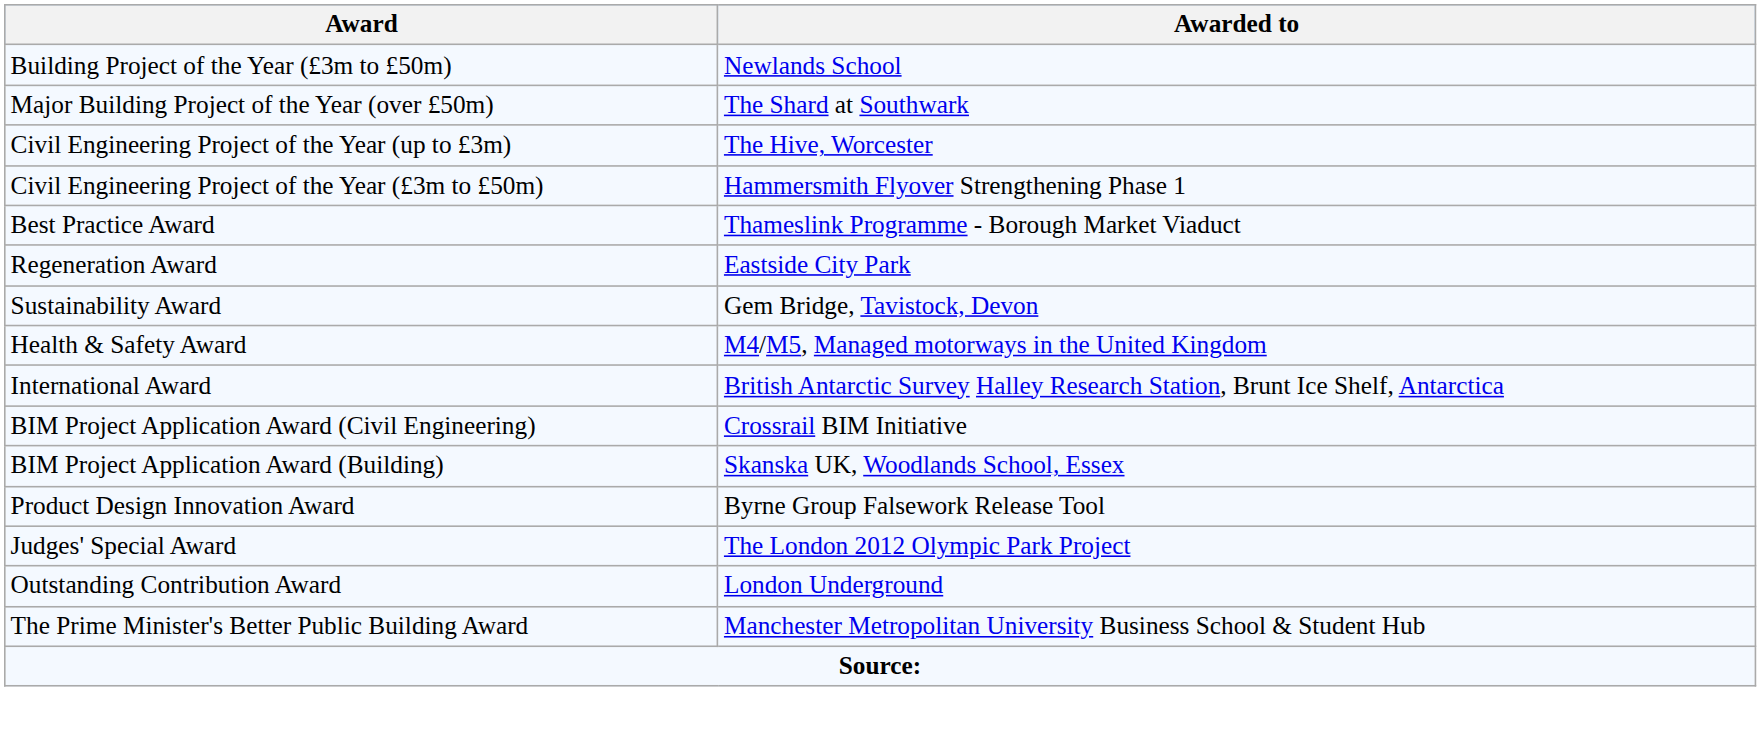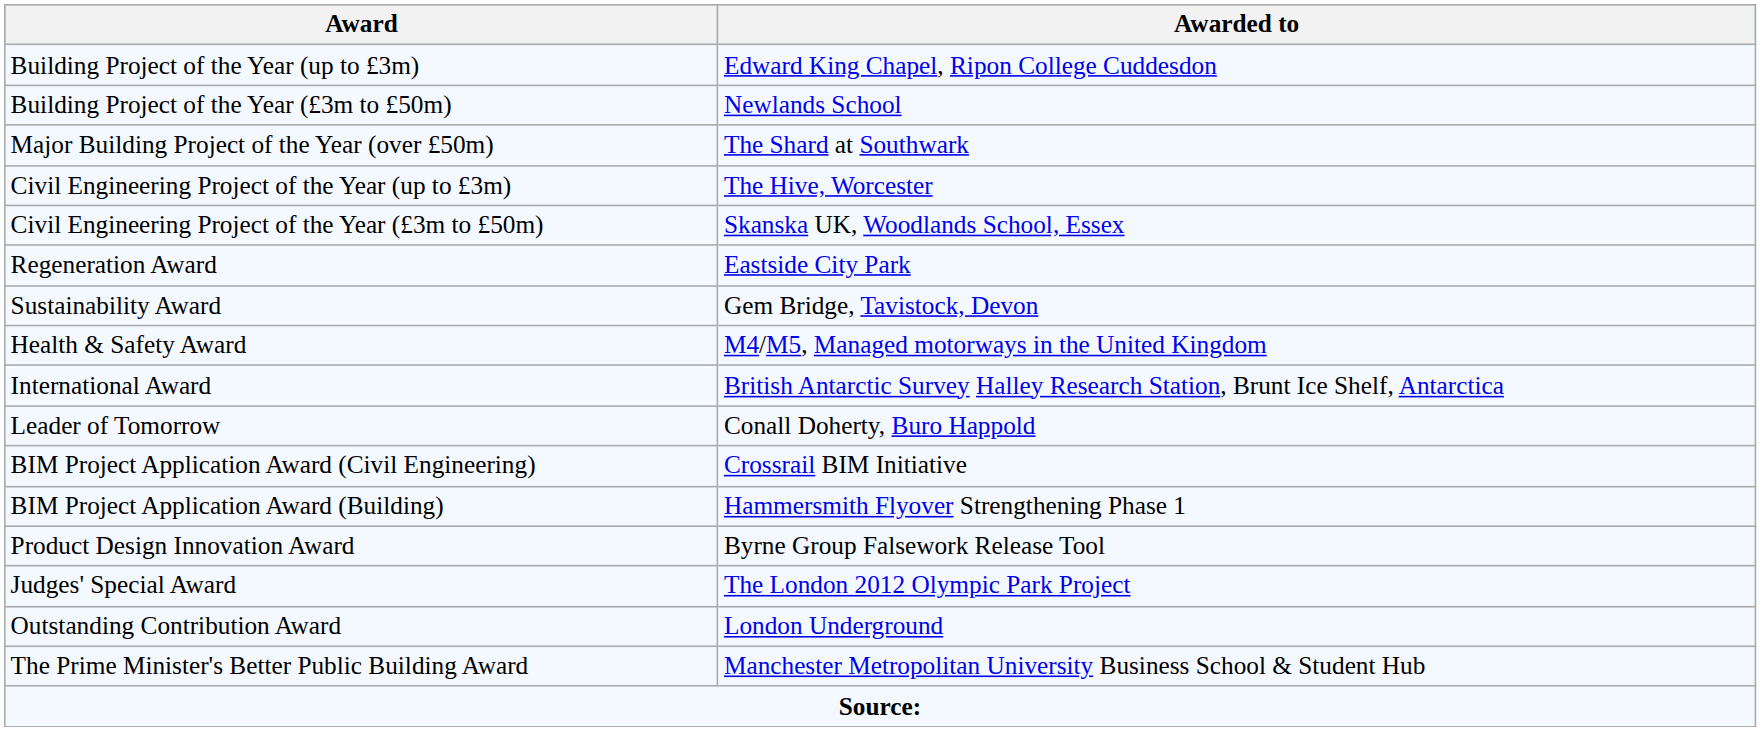+ row: (215, 64)
(955, 184) Hammersmith Flyover Strengthening Phase 1 -> (924, 225) Skanska UK, Woodlands School, Essex
- row: (113, 225)
+ row: (116, 425)
(924, 465) Skanska UK, Woodlands School, Essex -> (955, 505) Hammersmith Flyover Strengthening Phase 1
